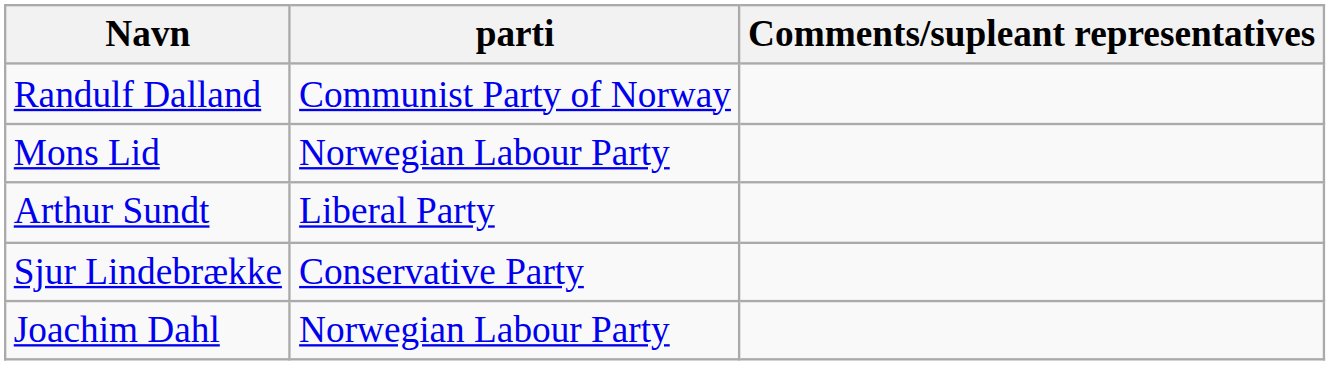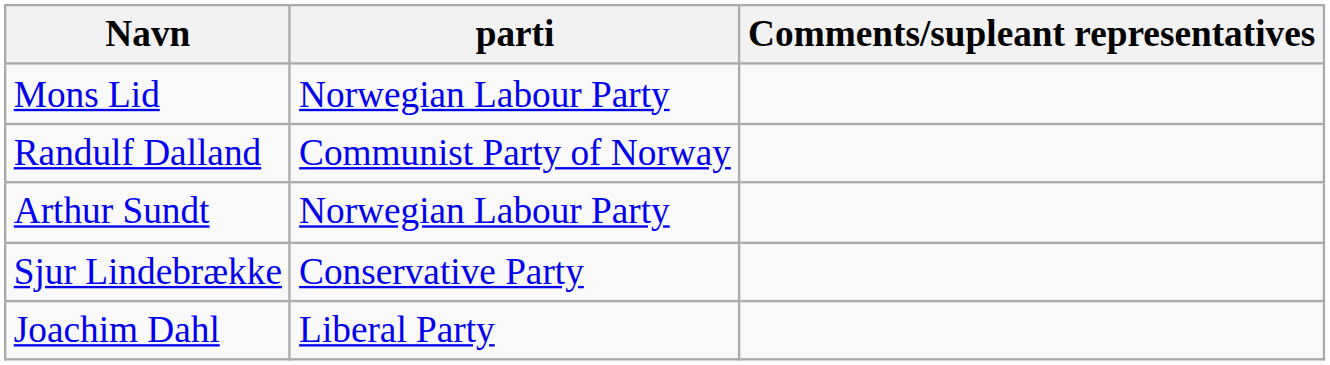rows swapped: (87, 152) <-> (137, 93)
(397, 211) Liberal Party -> (484, 211) Norwegian Labour Party
(484, 329) Norwegian Labour Party -> (397, 329) Liberal Party
